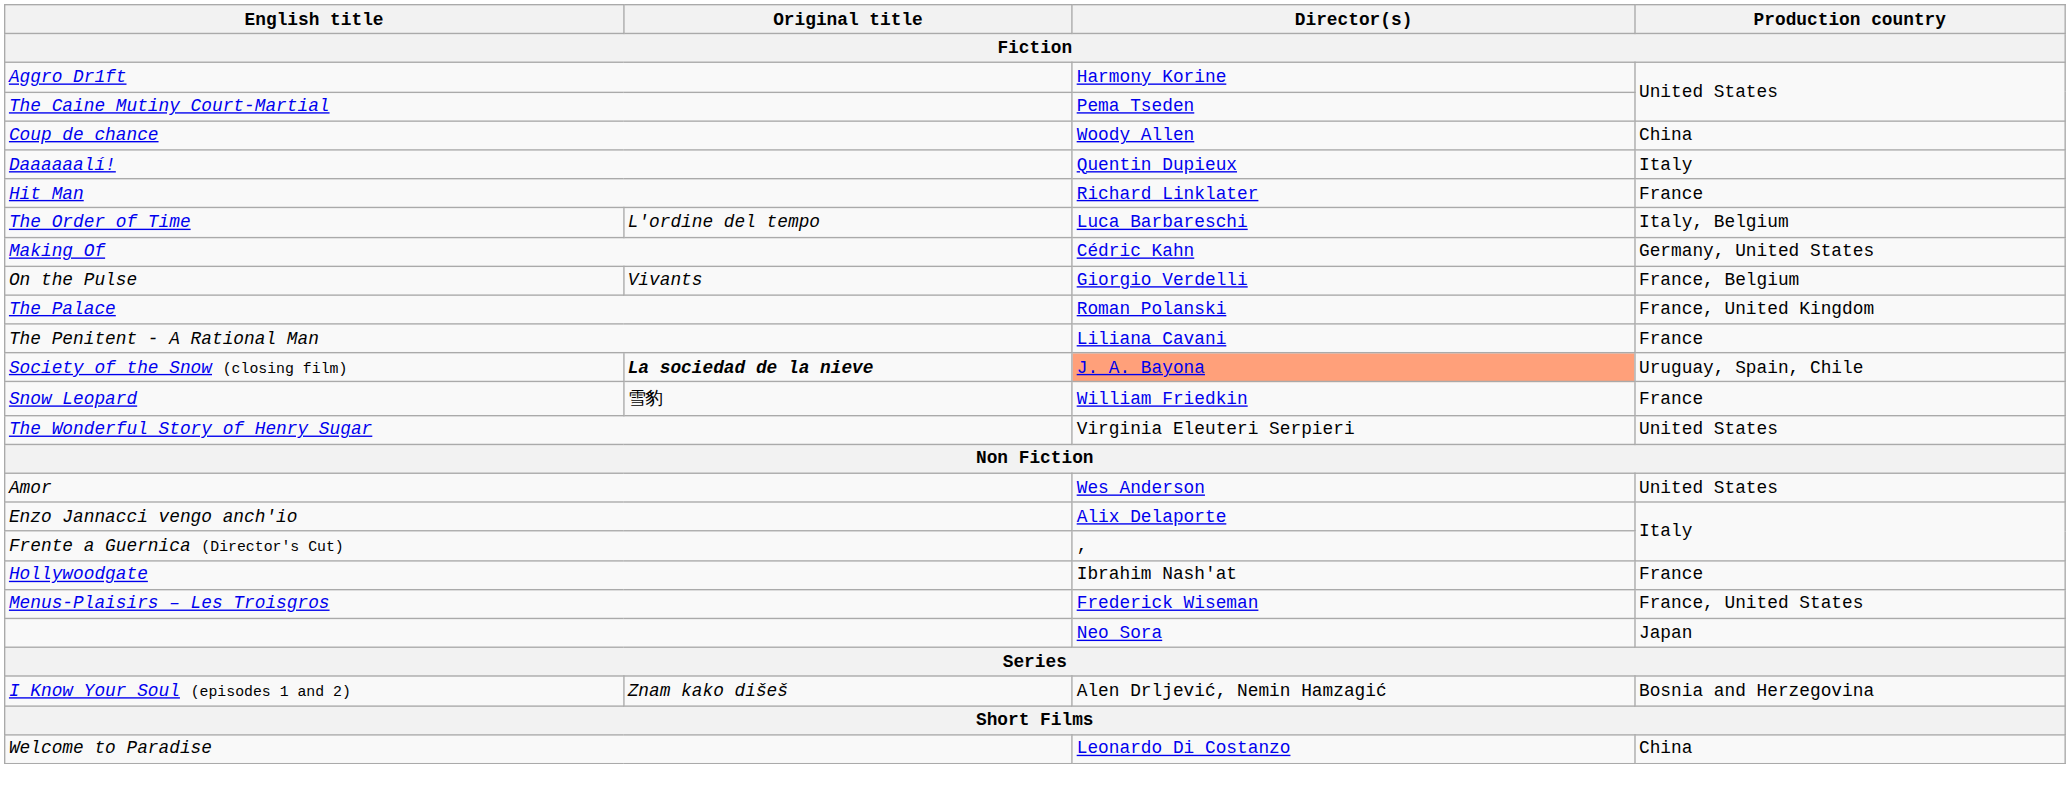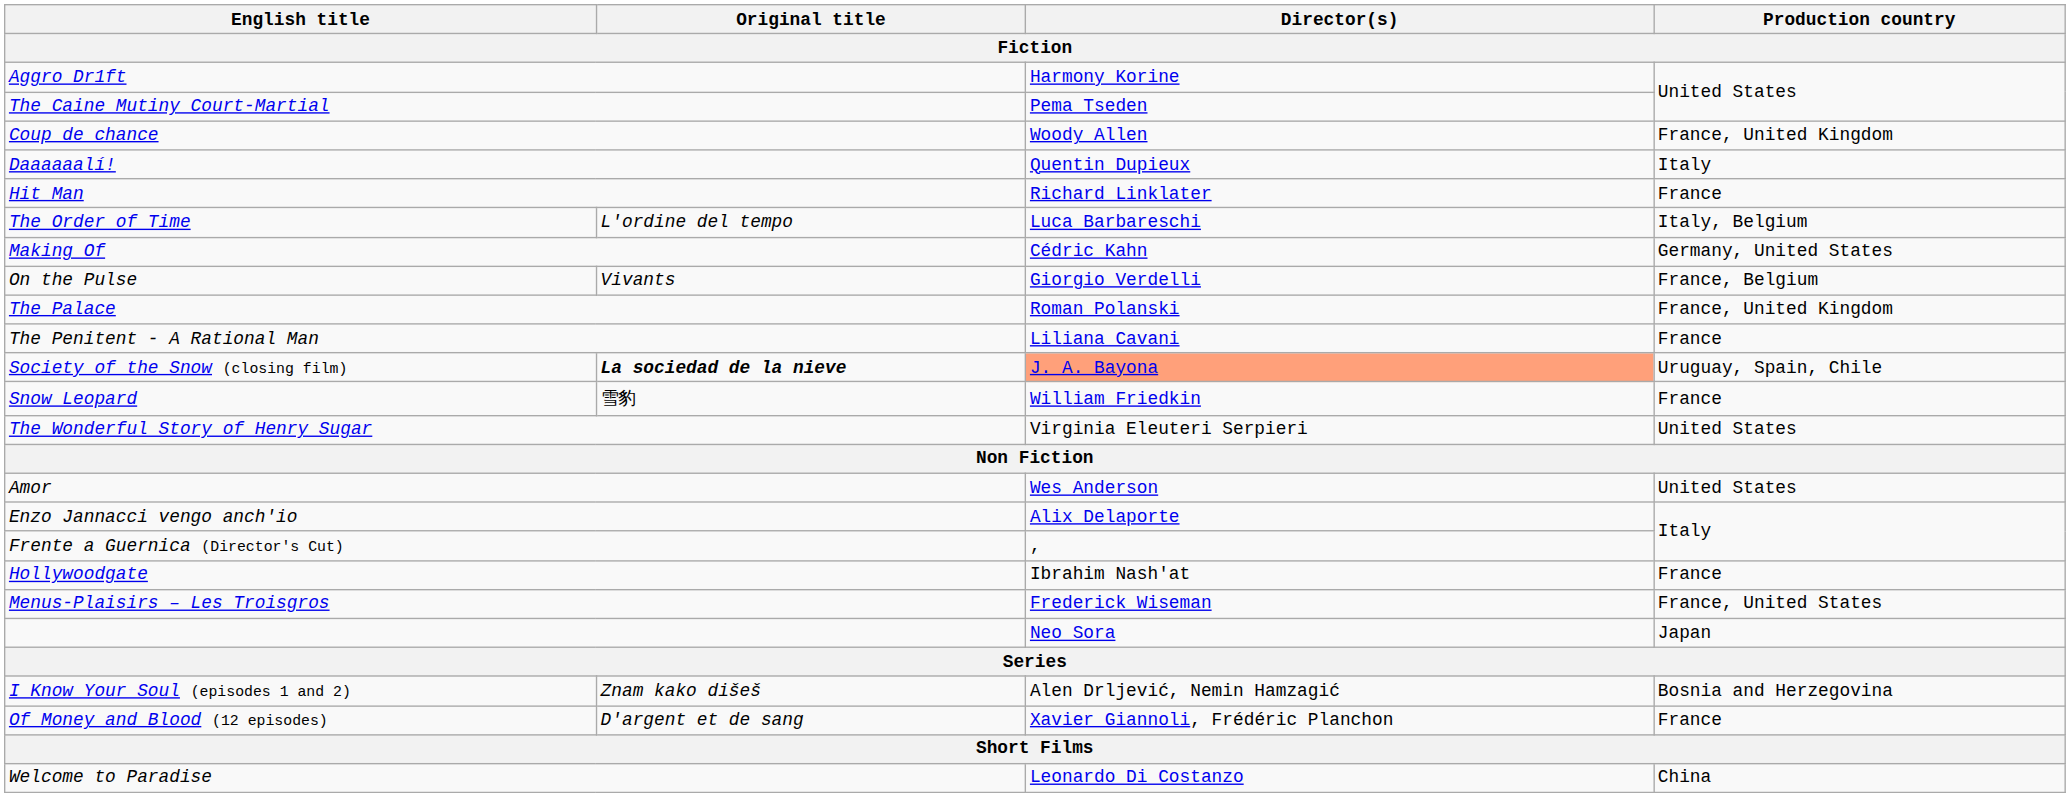(1666, 135) China -> (1775, 135) France, United Kingdom
+ row: (168, 720)
